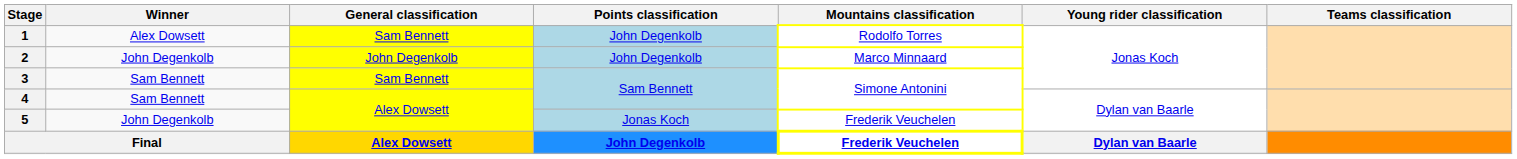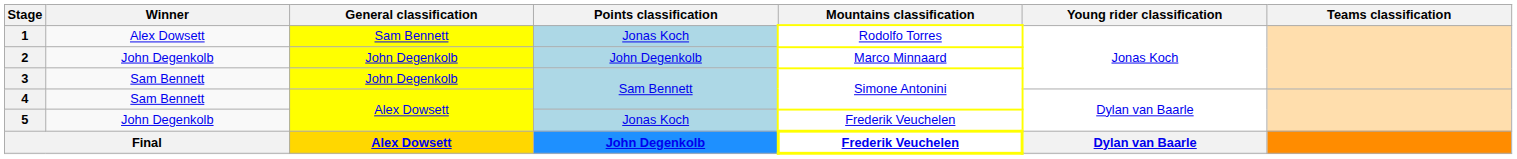(656, 36) John Degenkolb -> (656, 36) Jonas Koch
(411, 79) Sam Bennett -> (411, 79) John Degenkolb
